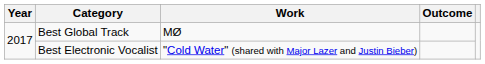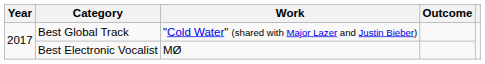(172, 31) MØ -> (290, 31) "Cold Water" (shared with Major Lazer and Justin Bieber)
(290, 50) "Cold Water" (shared with Major Lazer and Justin Bieber) -> (172, 50) MØ
